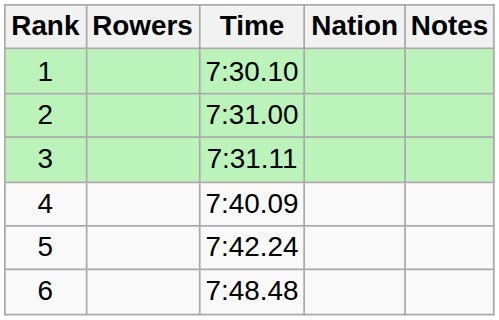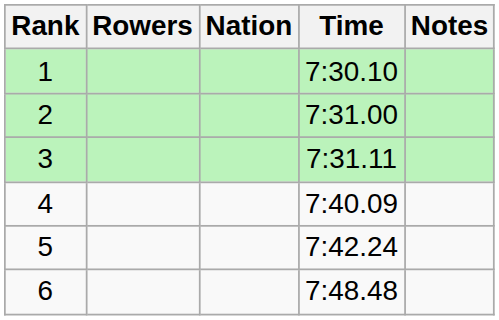columns swapped: (355, 26) <-> (252, 26)
